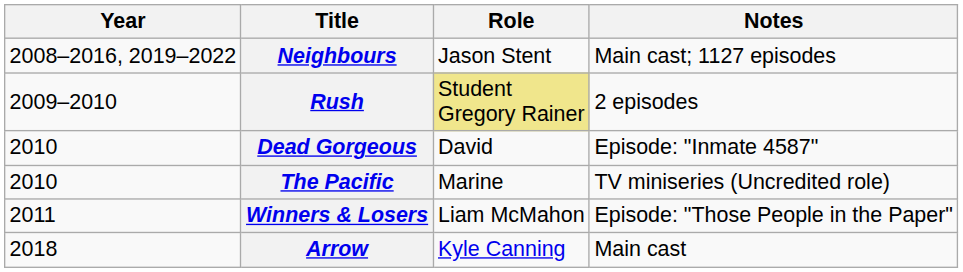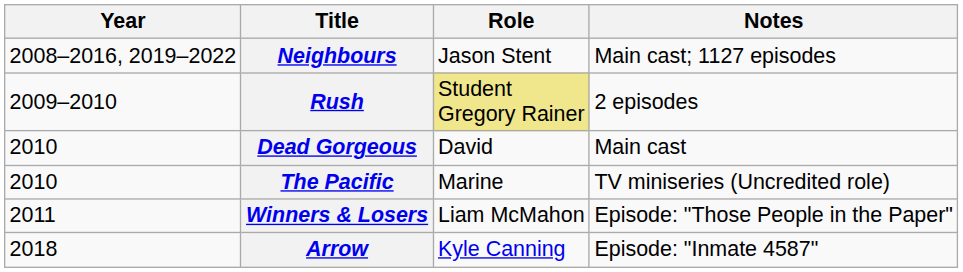(706, 147) Episode: "Inmate 4587" -> (640, 147) Main cast
(640, 249) Main cast -> (706, 249) Episode: "Inmate 4587"
